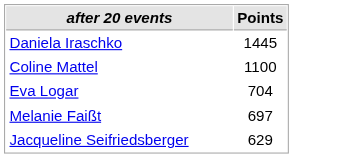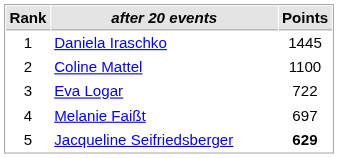+ column: (28, 18)
(260, 91) 704 -> (305, 91) 722
(260, 140) normal -> (305, 140) bold
